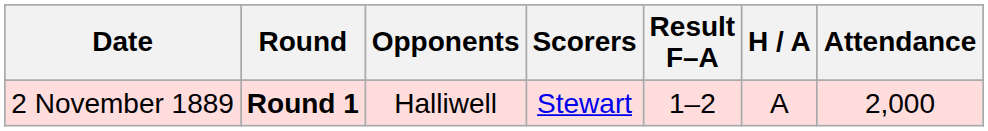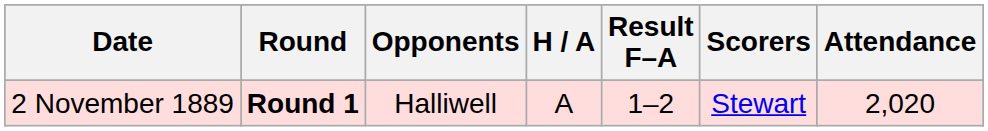columns swapped: (779, 42) <-> (585, 42)
(900, 102) 2,000 -> (900, 102) 2,020
